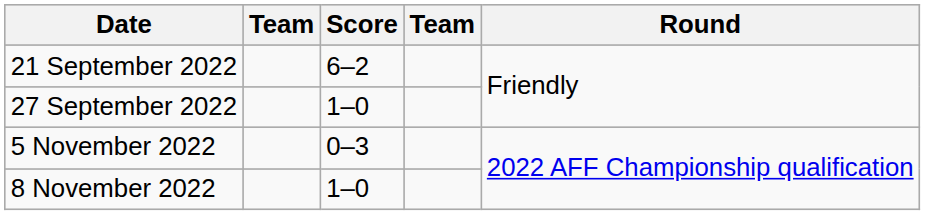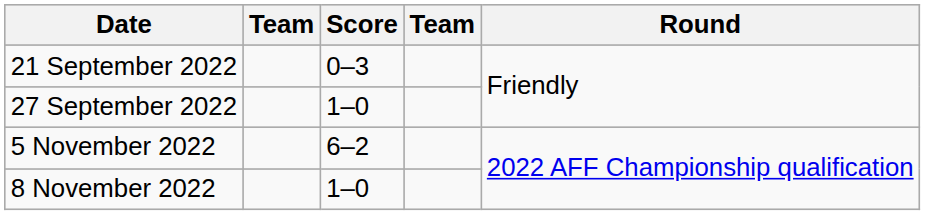(348, 65) 6–2 -> (348, 65) 0–3
(348, 147) 0–3 -> (348, 147) 6–2
